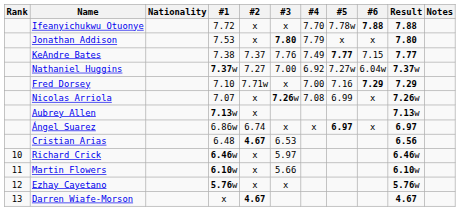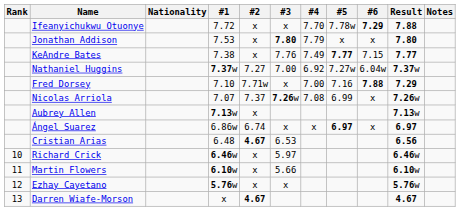(373, 26) 7.88 -> (373, 26) 7.29
(255, 55) 7.37 -> (255, 55) x
(373, 84) 7.29 -> (373, 84) 7.88
(255, 98) x -> (255, 98) 7.37
